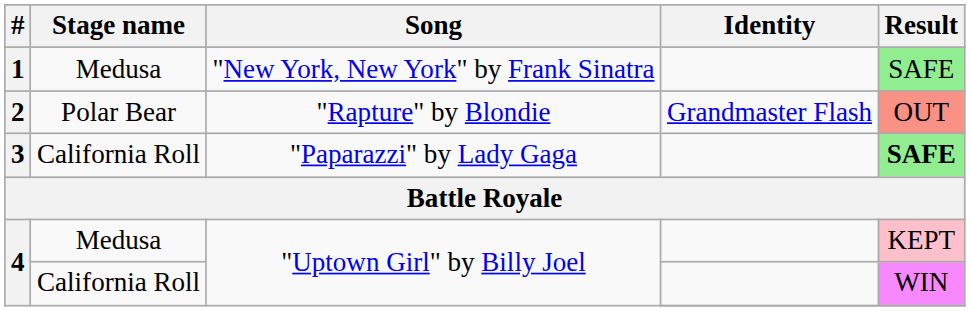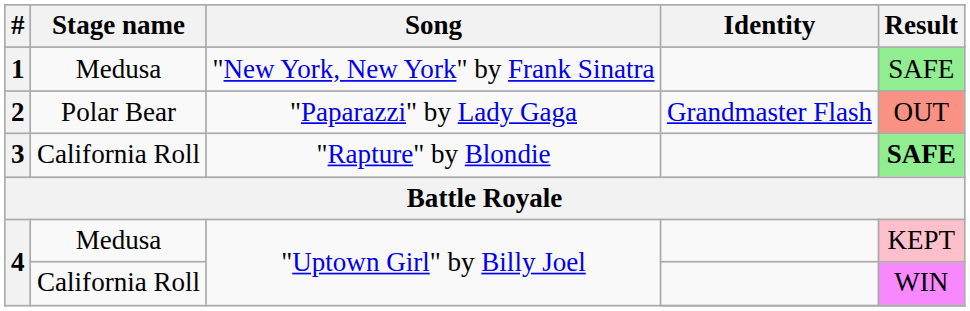(433, 111) "Rapture" by Blondie -> (433, 111) "Paparazzi" by Lady Gaga
(433, 154) "Paparazzi" by Lady Gaga -> (433, 154) "Rapture" by Blondie
